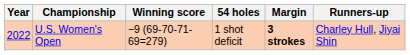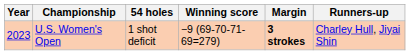columns swapped: (239, 12) <-> (169, 12)
(19, 35) 2022 -> (19, 35) 2023
